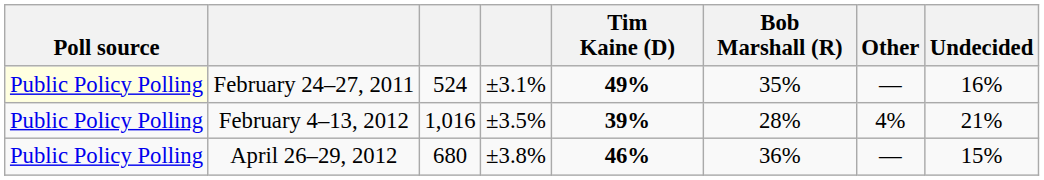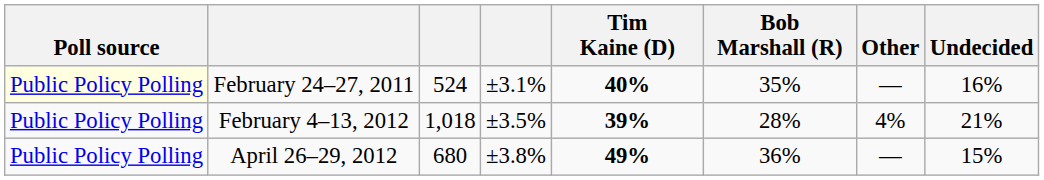(627, 84) 49% -> (627, 84) 40%
(450, 120) 1,016 -> (450, 120) 1,018
(627, 156) 46% -> (627, 156) 49%
